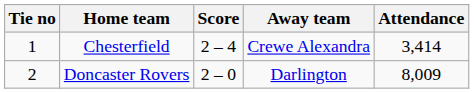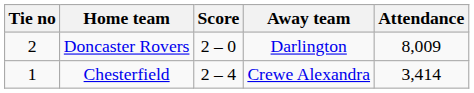rows swapped: (127, 46) <-> (127, 74)
